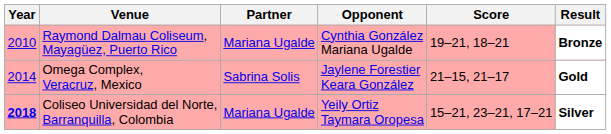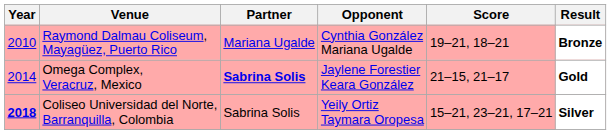(262, 78) normal -> (264, 78) bold
(269, 113) Mariana Ugalde -> (262, 113) Sabrina Solis
